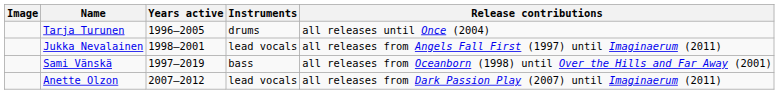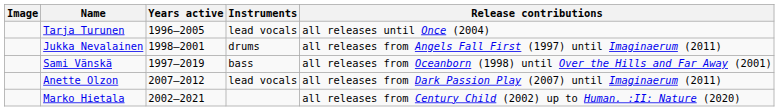(244, 30) drums -> (263, 30) lead vocals
(263, 47) lead vocals -> (244, 47) drums
+ row: (84, 98)
